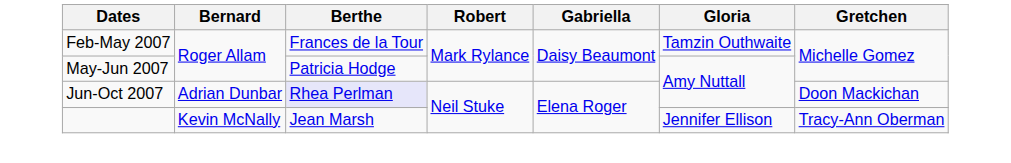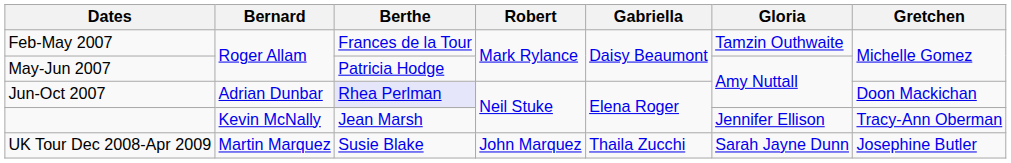+ row: (110, 145)
